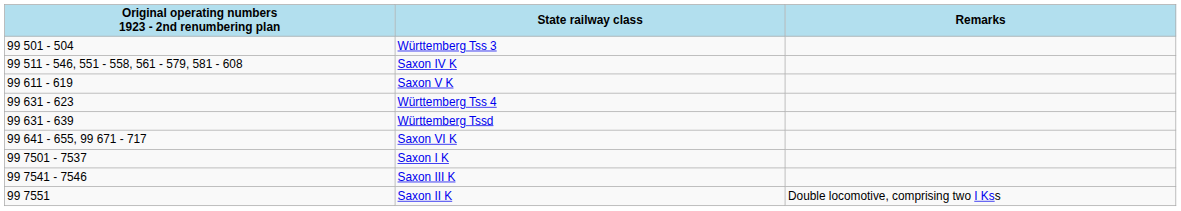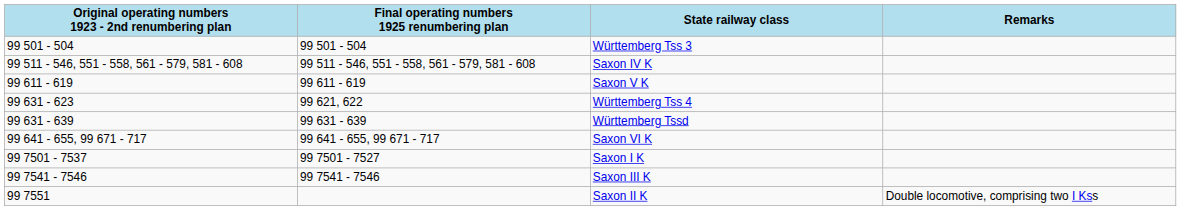+ column: (444, 20)
